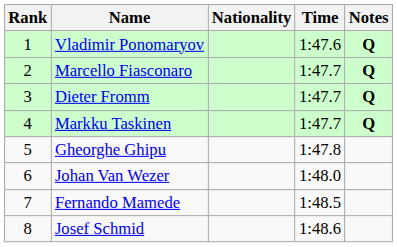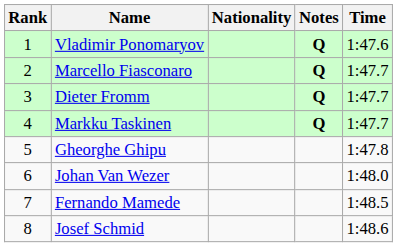columns swapped: (320, 17) <-> (369, 17)
